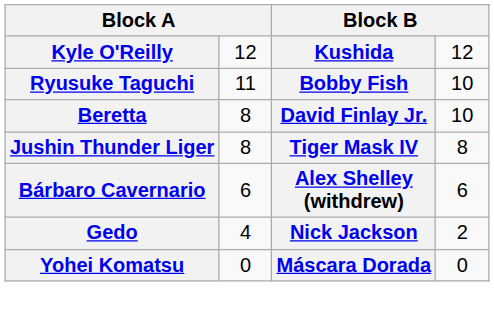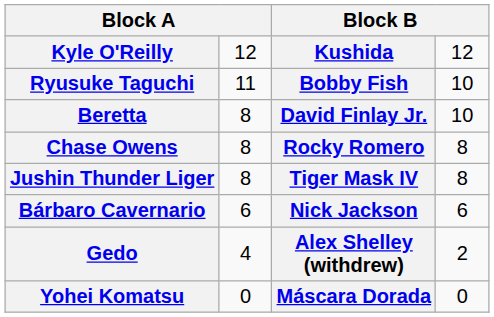+ row: (112, 147)
(354, 190) Alex Shelley (withdrew) -> (354, 210) Nick Jackson
(354, 233) Nick Jackson -> (354, 253) Alex Shelley (withdrew)
